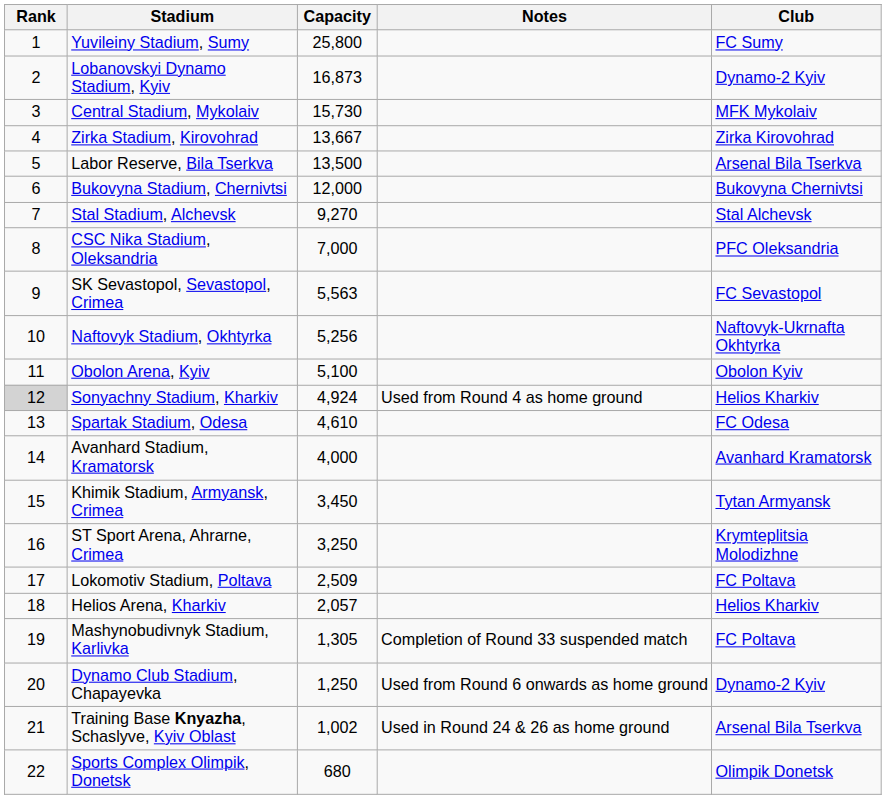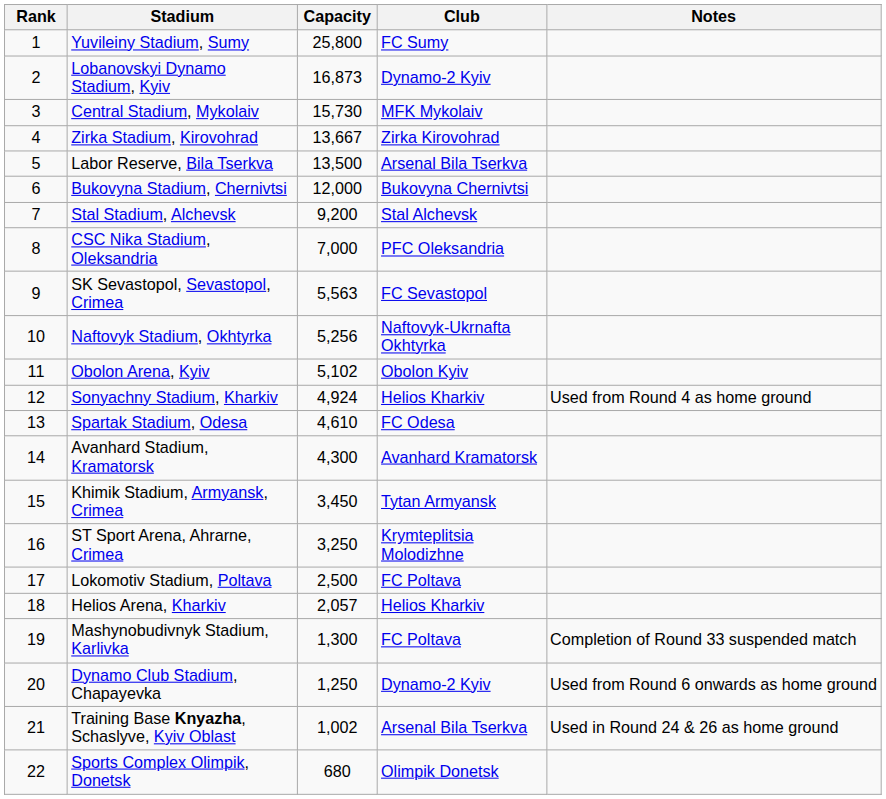columns swapped: (796, 17) <-> (545, 17)
(337, 214) 9,270 -> (337, 214) 9,200
(337, 371) 5,100 -> (337, 371) 5,102
(36, 397) lightgrey background -> (36, 397) no background
(337, 457) 4,000 -> (337, 457) 4,300
(337, 580) 2,509 -> (337, 580) 2,500
(337, 640) 1,305 -> (337, 640) 1,300
